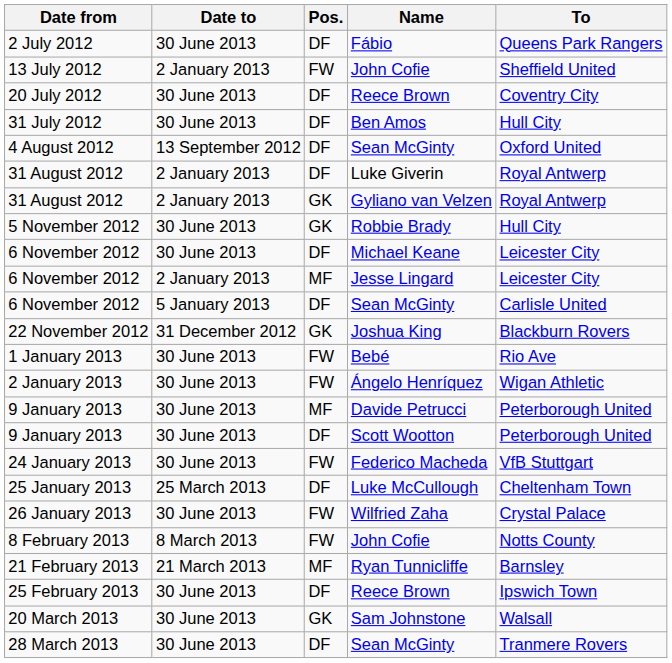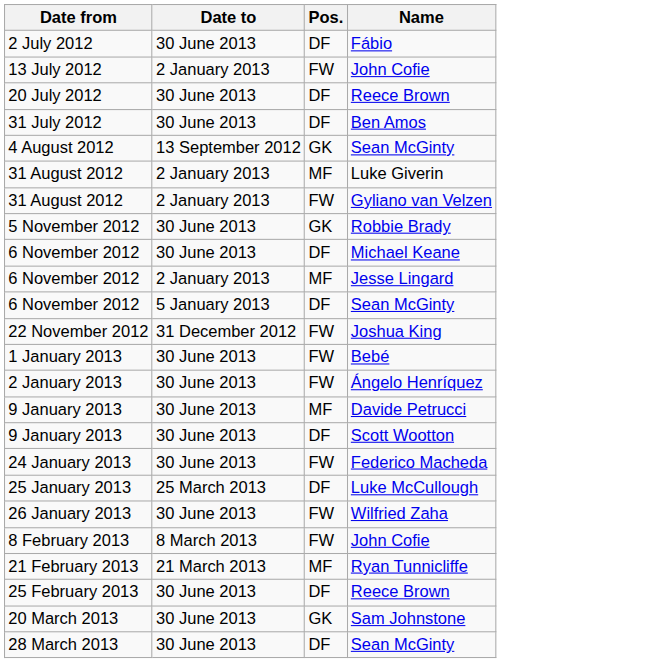- column: (581, 17)
(319, 148) DF -> (320, 148) GK
(319, 174) DF -> (320, 174) MF
(320, 200) GK -> (321, 200) FW
(320, 331) GK -> (321, 331) FW
